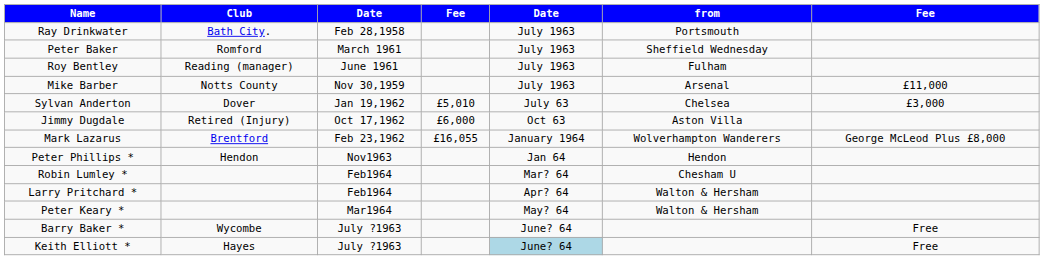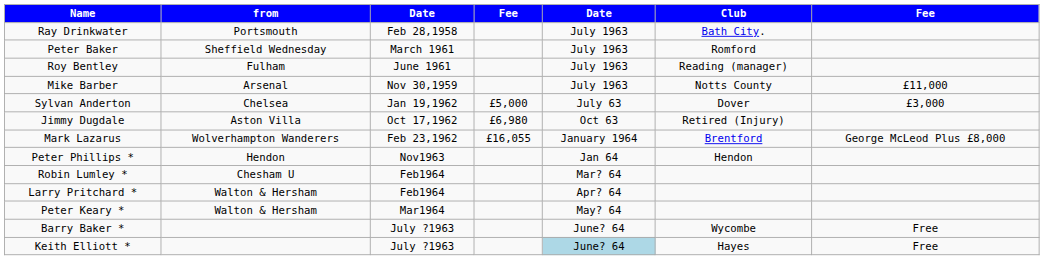columns swapped: (707, 13) <-> (239, 13)
(456, 103) £5,010 -> (508, 103) £5,000
(456, 120) £6,000 -> (508, 120) £6,980
